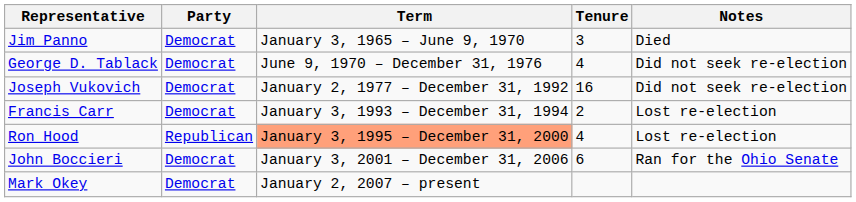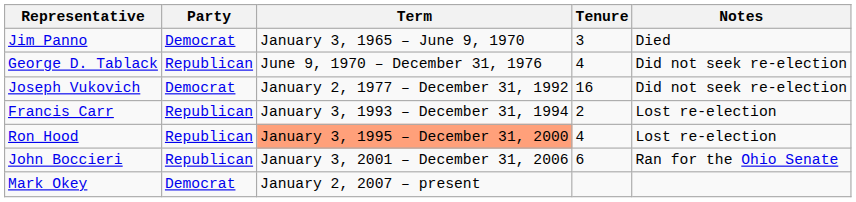(200, 64) Democrat -> (209, 64) Republican
(200, 112) Democrat -> (209, 112) Republican
(200, 160) Democrat -> (209, 160) Republican
